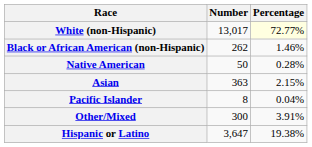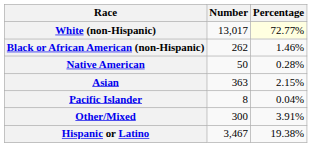(236, 133) 3,647 -> (236, 133) 3,467
